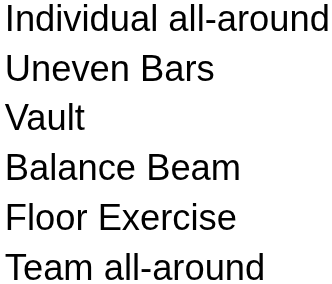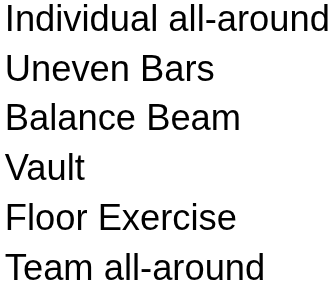rows swapped: (123, 168) <-> (45, 118)
